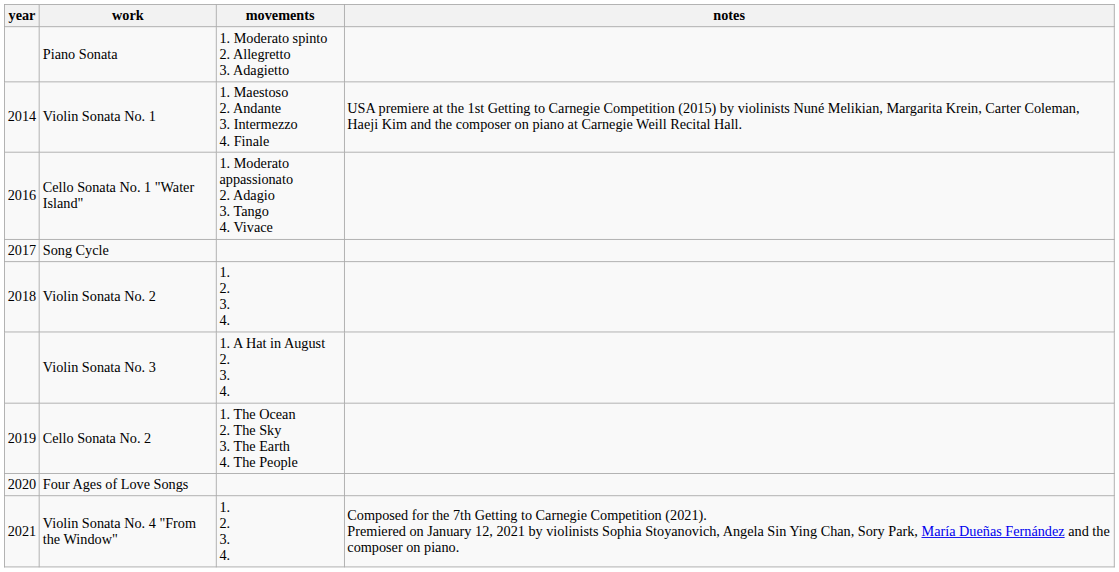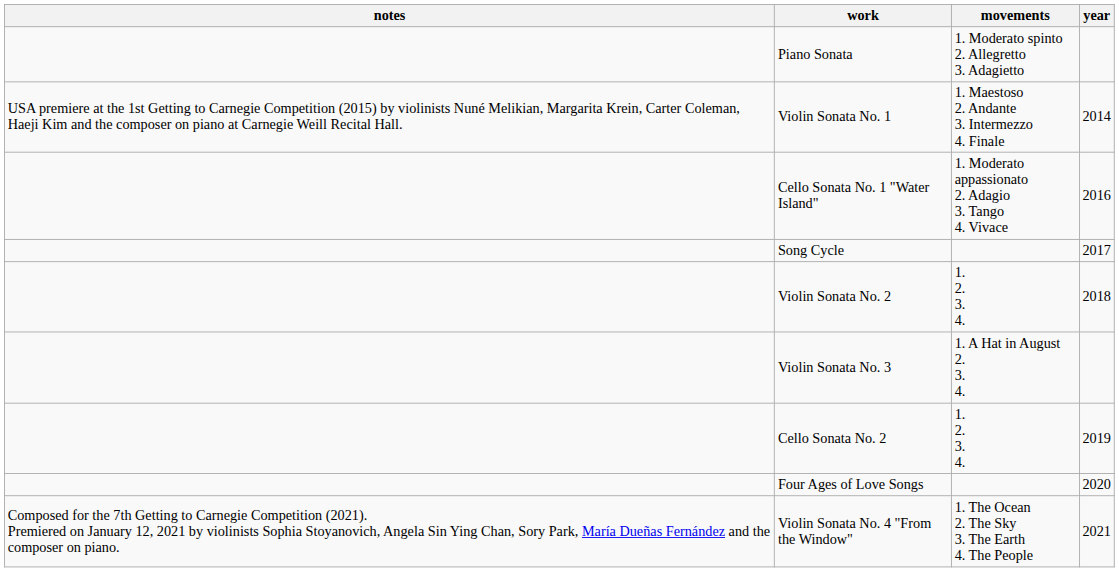columns swapped: (22, 15) <-> (729, 15)
(259, 438) 1. The Ocean 2. The Sky 3. The Earth 4. The People -> (960, 438) 1. 2. 3. 4.
(225, 531) 1. 2. 3. 4. -> (994, 531) 1. The Ocean 2. The Sky 3. The Earth 4. The People
